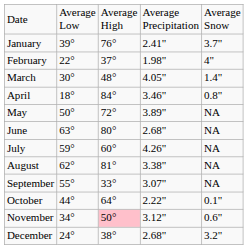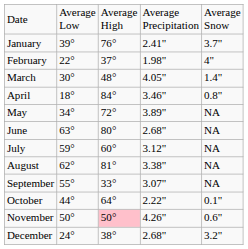(67, 113) 50° -> (67, 113) 34°
(154, 148) 4.26" -> (154, 148) 3.12"
(67, 218) 34° -> (67, 218) 50°
(154, 218) 3.12" -> (154, 218) 4.26"
